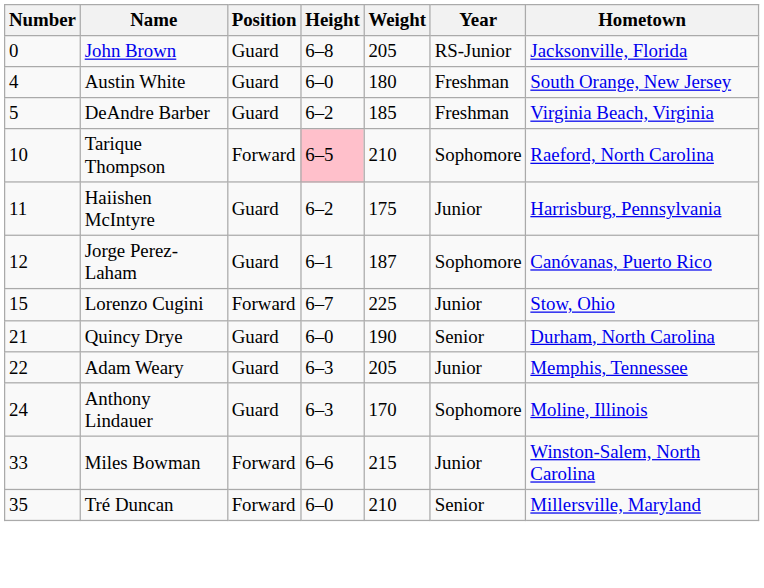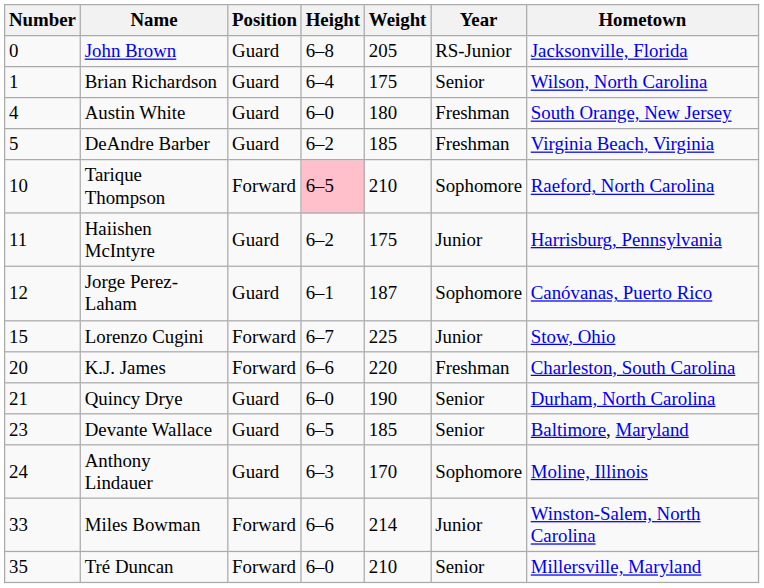+ row: (151, 82)
+ row: (125, 366)
- row: (134, 366)
+ row: (148, 429)
(383, 462) 215 -> (383, 524) 214
